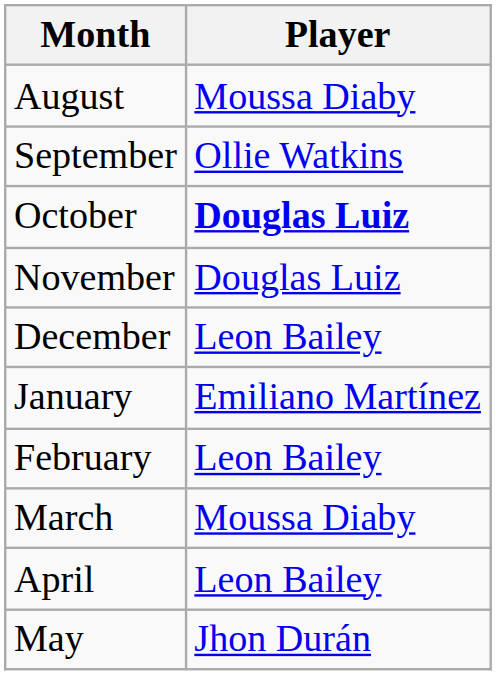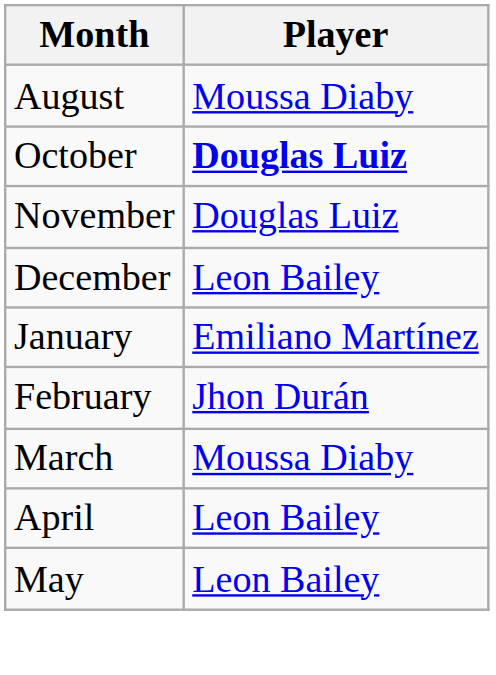- row: (95, 155)
(288, 457) Leon Bailey -> (281, 397) Jhon Durán
(283, 638) Jhon Durán -> (286, 578) Leon Bailey
